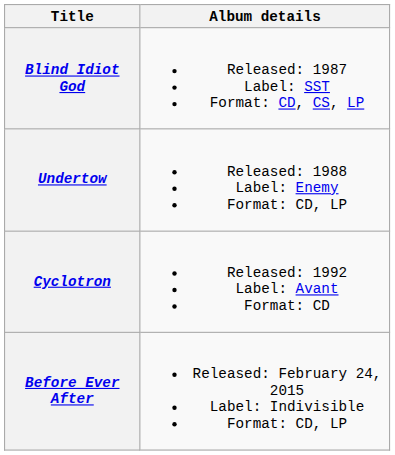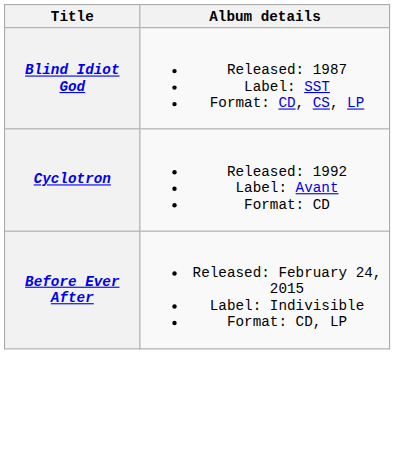- row: (72, 180)
